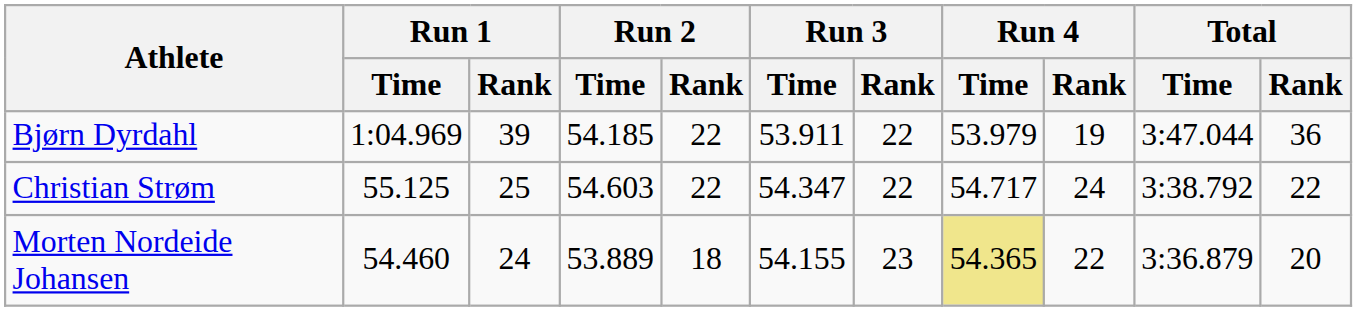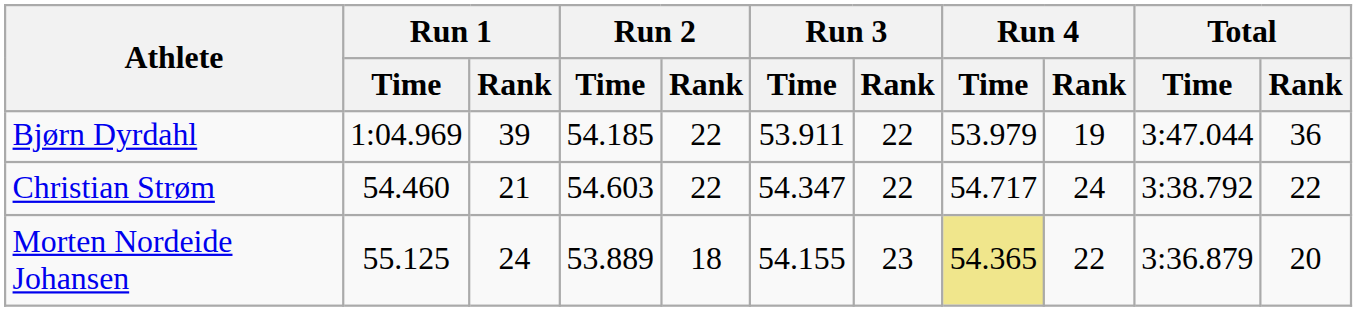(406, 188) 55.125 -> (406, 188) 54.460
(514, 188) 25 -> (514, 188) 21
(406, 259) 54.460 -> (406, 259) 55.125
